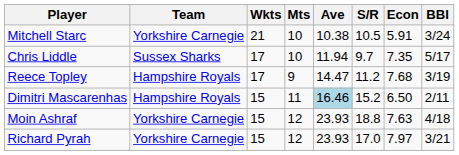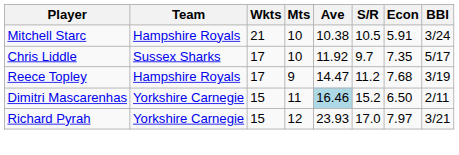(189, 35) Yorkshire Carnegie -> (187, 35) Hampshire Royals
(332, 56) 11.94 -> (332, 56) 11.92
(187, 98) Hampshire Royals -> (189, 98) Yorkshire Carnegie
- row: (42, 118)
